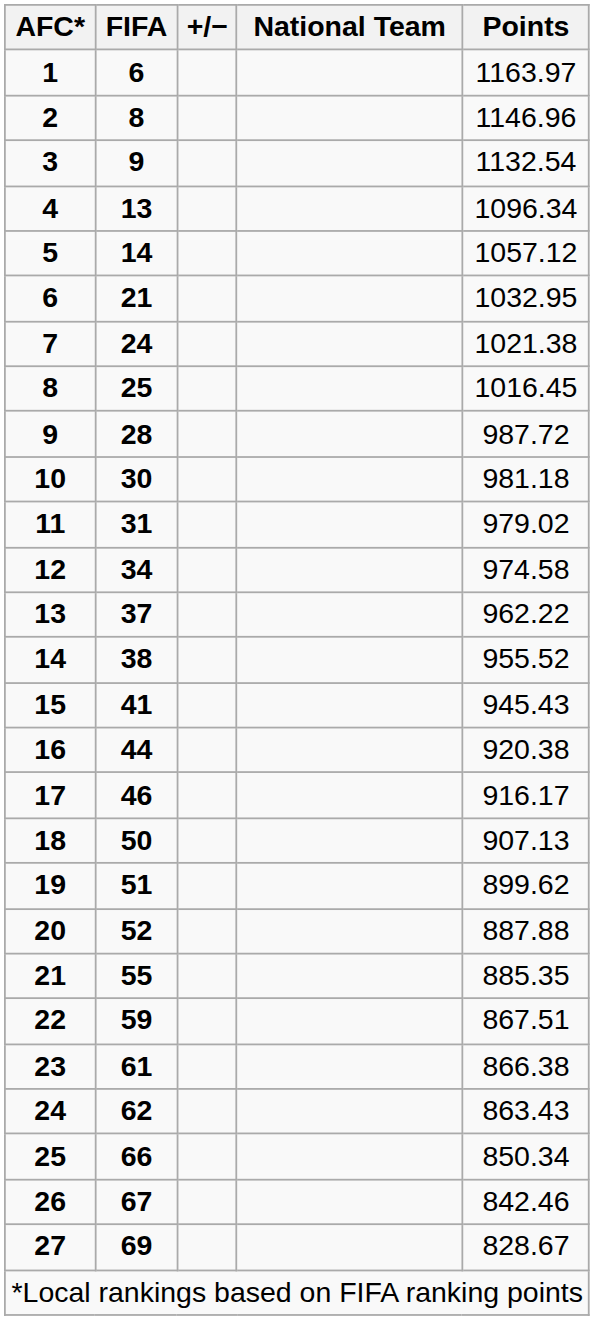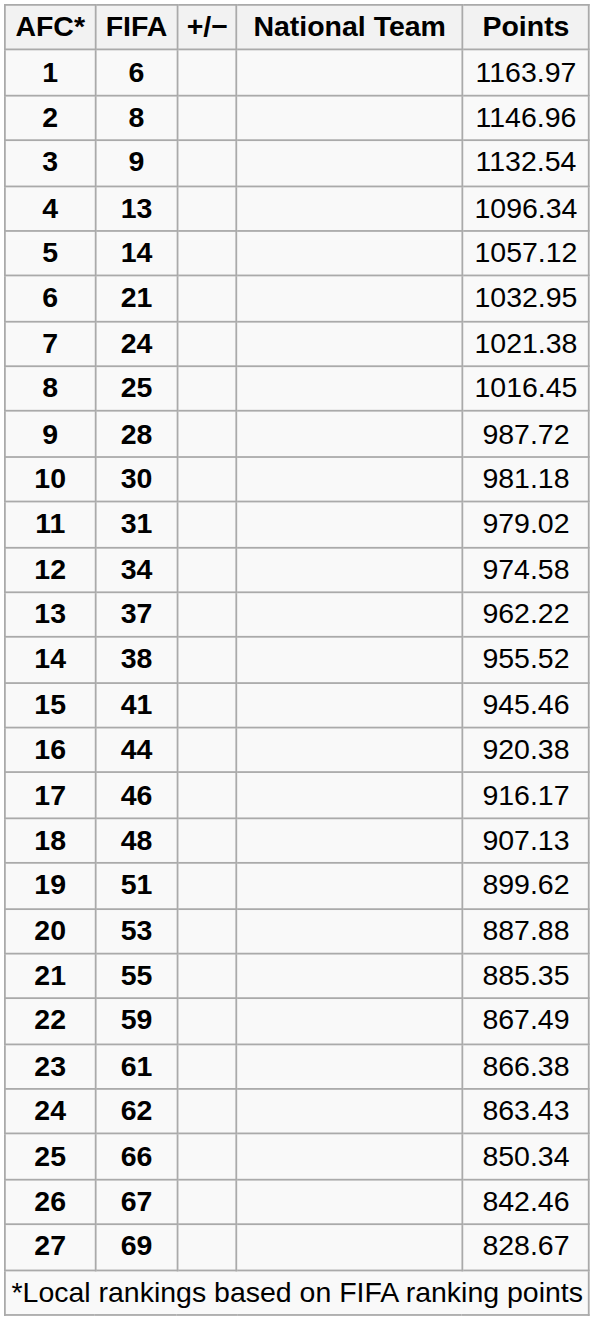(526, 704) 945.43 -> (526, 704) 945.46
(137, 840) 50 -> (137, 840) 48
(137, 930) 52 -> (137, 930) 53
(526, 1020) 867.51 -> (526, 1020) 867.49
